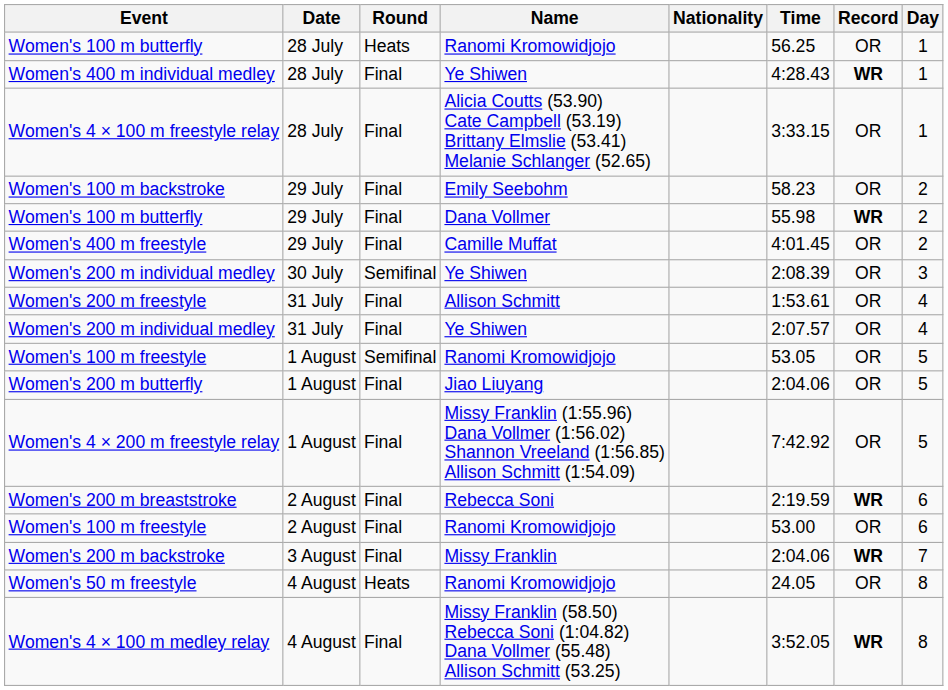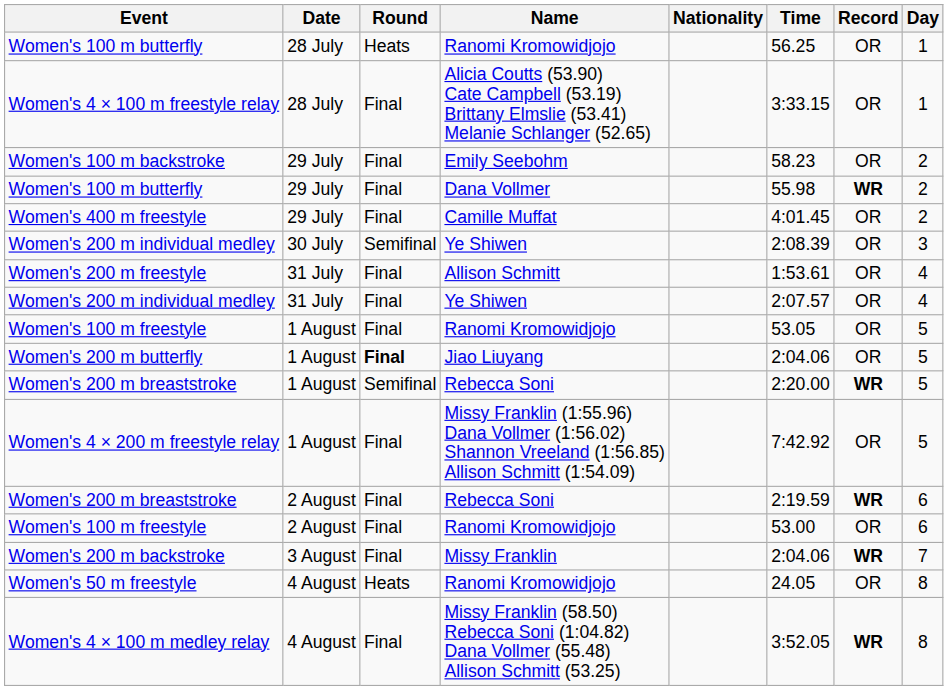- row: (142, 74)
(400, 356) Semifinal -> (383, 329) Final
(383, 384) normal -> (384, 356) bold
+ row: (123, 384)
